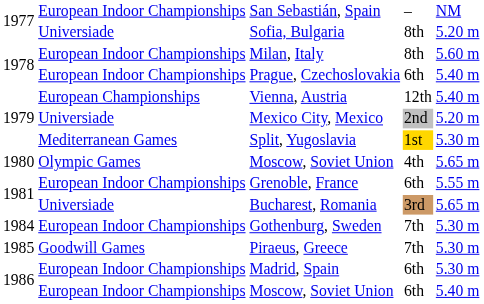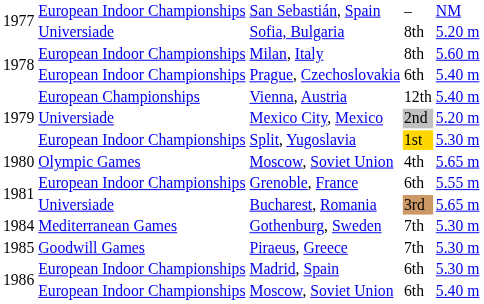(108, 140) Mediterranean Games -> (142, 140) European Indoor Championships
(142, 226) European Indoor Championships -> (108, 226) Mediterranean Games
